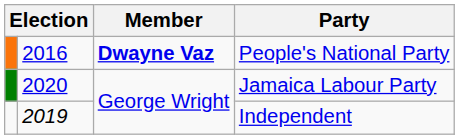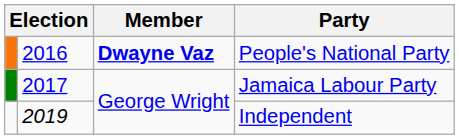(45, 85) 2020 -> (45, 85) 2017
